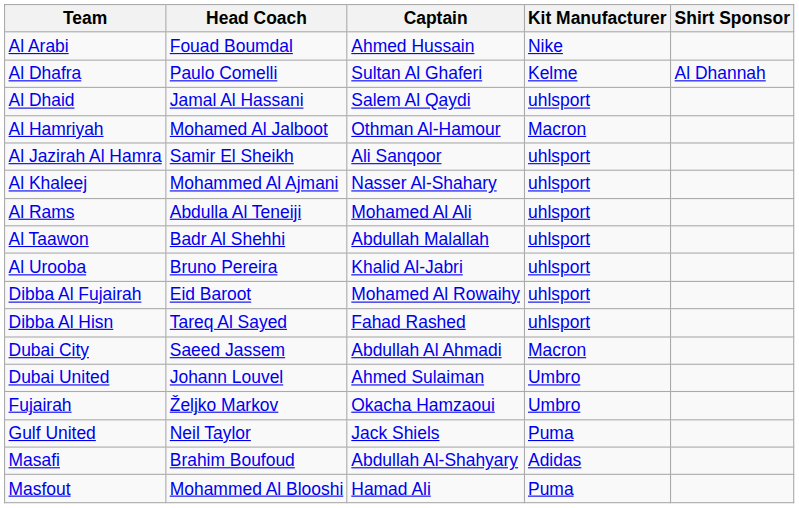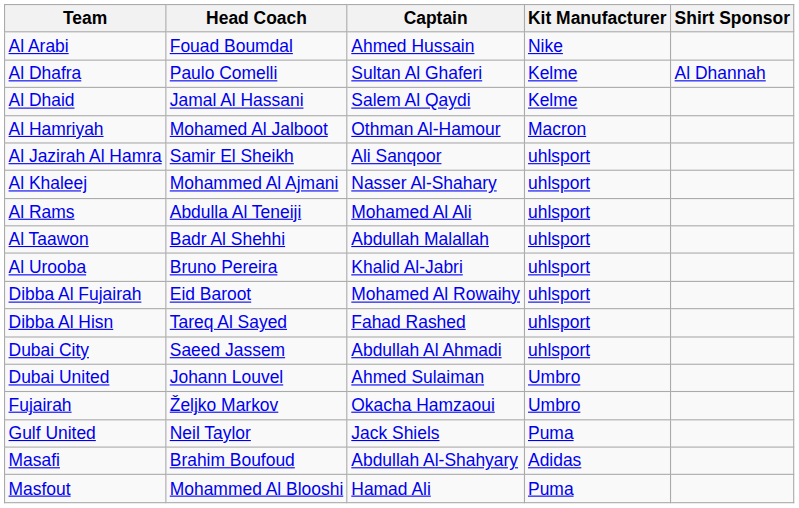(559, 101) uhlsport -> (553, 101) Kelme
(557, 350) Macron -> (559, 350) uhlsport
